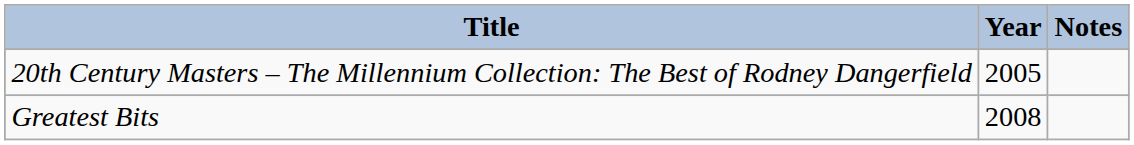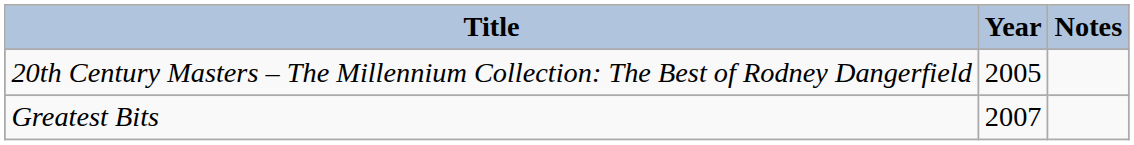(1013, 116) 2008 -> (1013, 116) 2007
